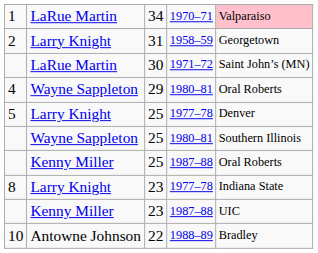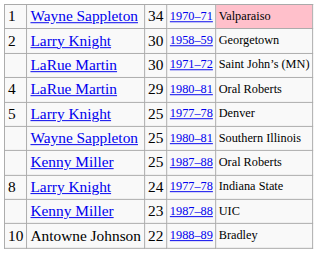(74, 16) LaRue Martin -> (84, 16) Wayne Sappleton
(156, 41) 31 -> (156, 41) 30
(84, 89) Wayne Sappleton -> (74, 89) LaRue Martin
(156, 187) 23 -> (156, 187) 24
